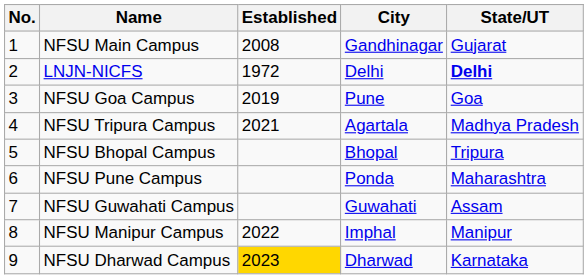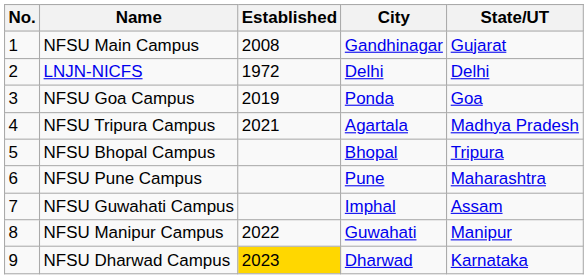(471, 71) bold -> (470, 71) normal
(365, 98) Pune -> (369, 98) Ponda
(369, 179) Ponda -> (365, 179) Pune
(381, 206) Guwahati -> (370, 206) Imphal
(370, 233) Imphal -> (381, 233) Guwahati
